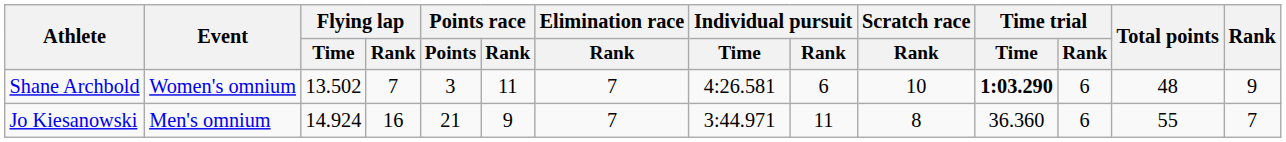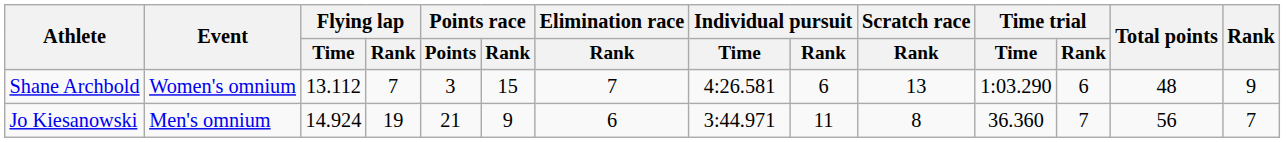(333, 86) 13.502 -> (333, 86) 13.112
(508, 86) 11 -> (508, 86) 15
(916, 86) 10 -> (916, 86) 13
(1017, 86) bold -> (1016, 86) normal
(393, 120) 16 -> (393, 120) 19
(612, 120) 7 -> (612, 120) 6
(1085, 120) 6 -> (1084, 120) 7
(1168, 120) 55 -> (1167, 120) 56
